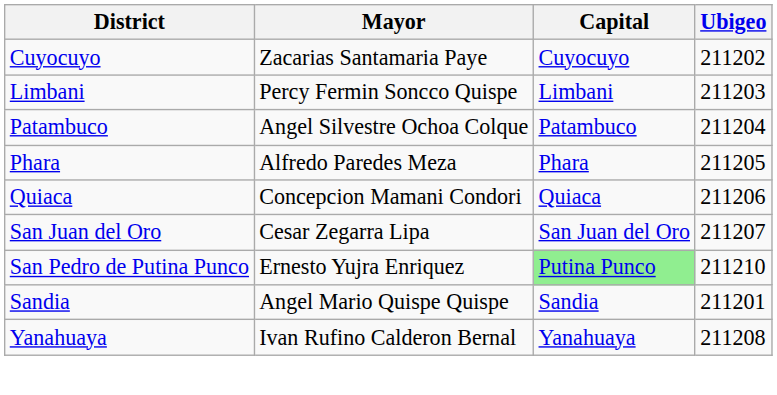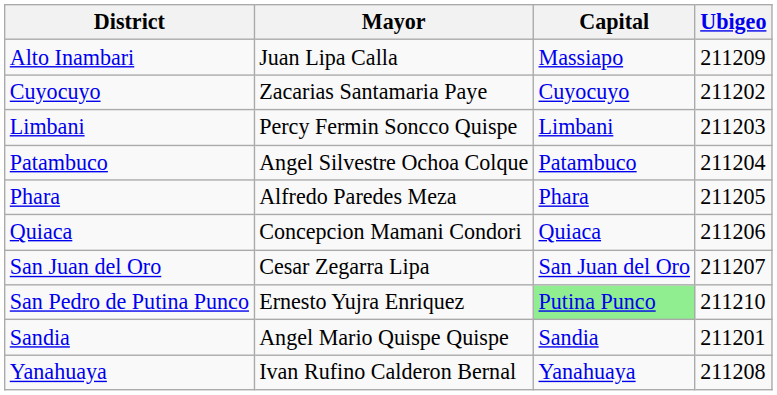+ row: (72, 57)
